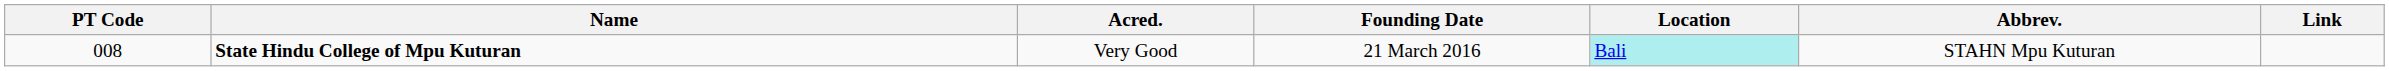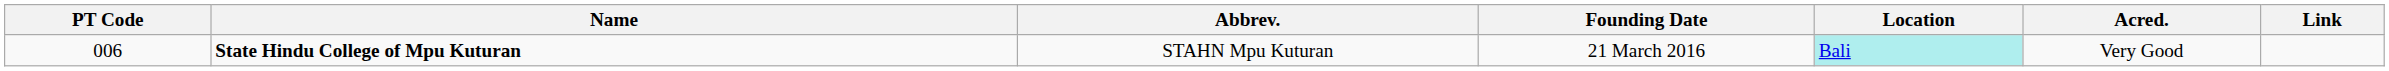columns swapped: (2029, 19) <-> (1136, 19)
(108, 50) 008 -> (108, 50) 006
